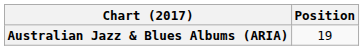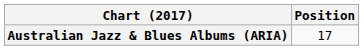(325, 35) 19 -> (325, 35) 17
